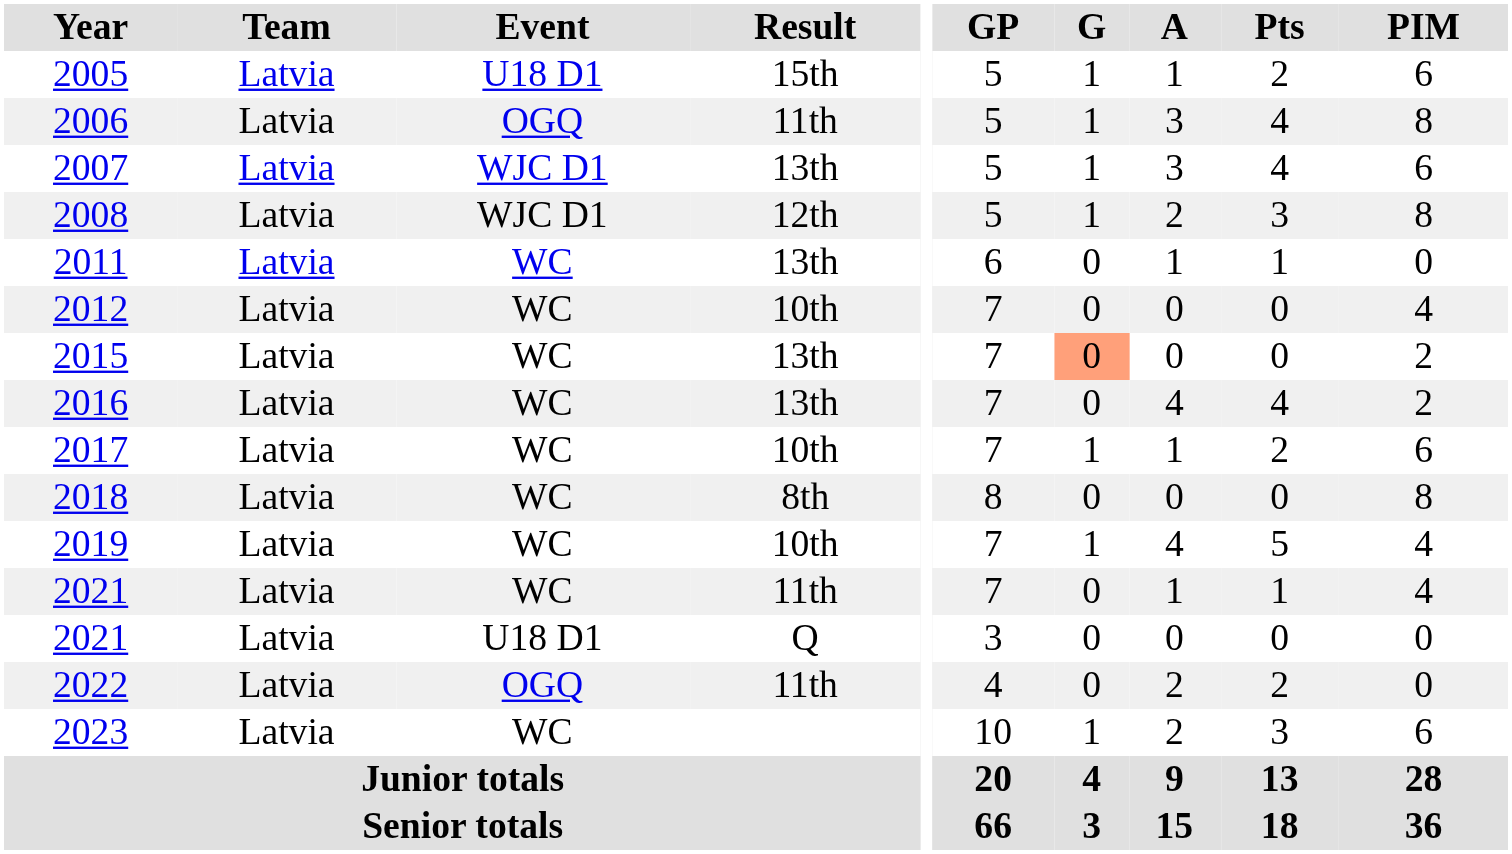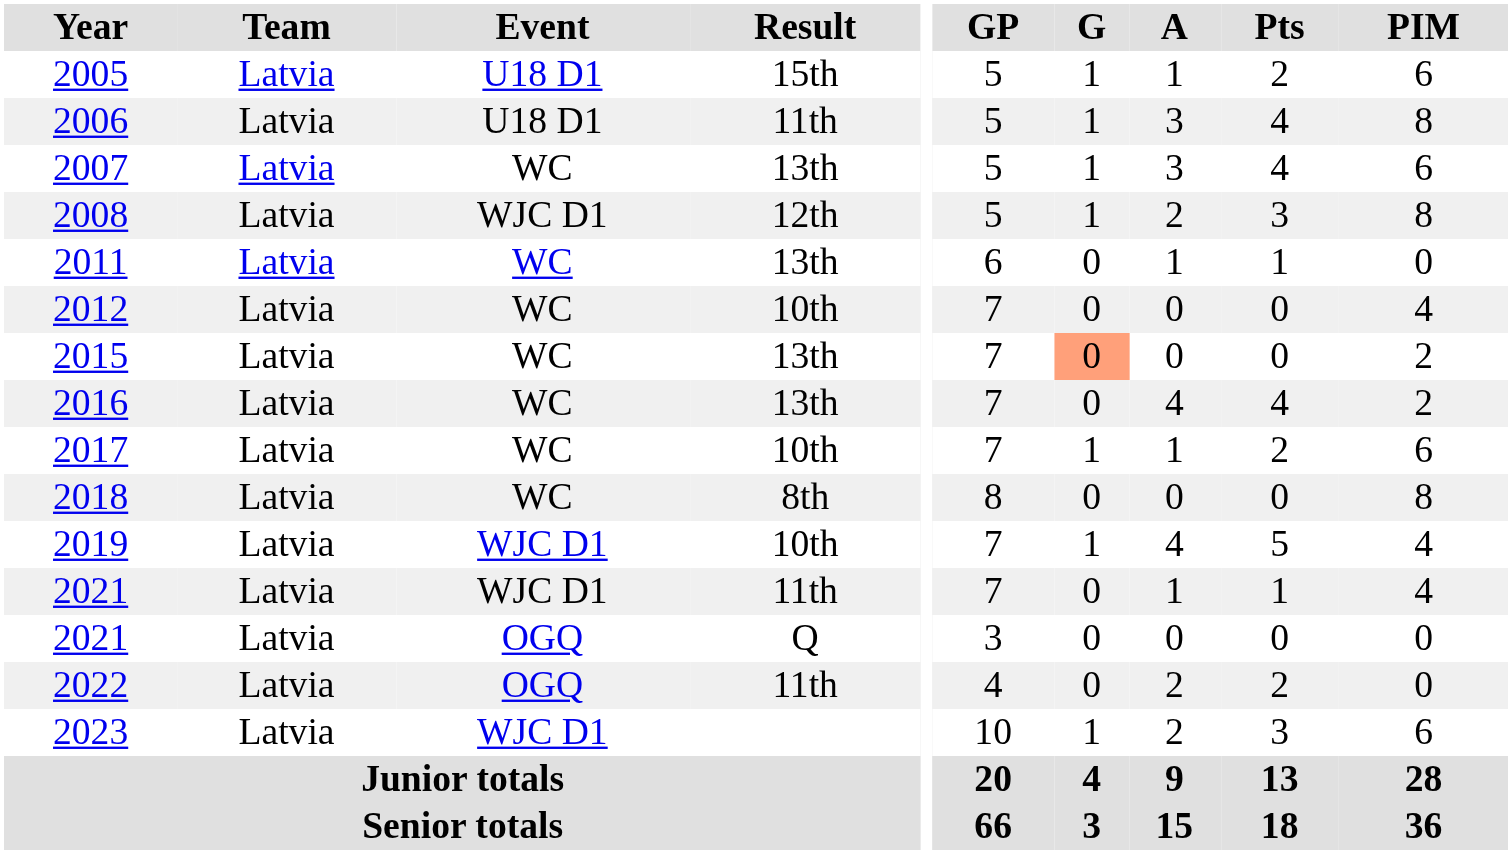(542, 120) OGQ -> (542, 120) U18 D1
(542, 167) WJC D1 -> (542, 167) WC
(542, 543) WC -> (542, 543) WJC D1
(542, 590) WC -> (542, 590) WJC D1
(542, 637) U18 D1 -> (542, 637) OGQ
(542, 731) WC -> (542, 731) WJC D1
